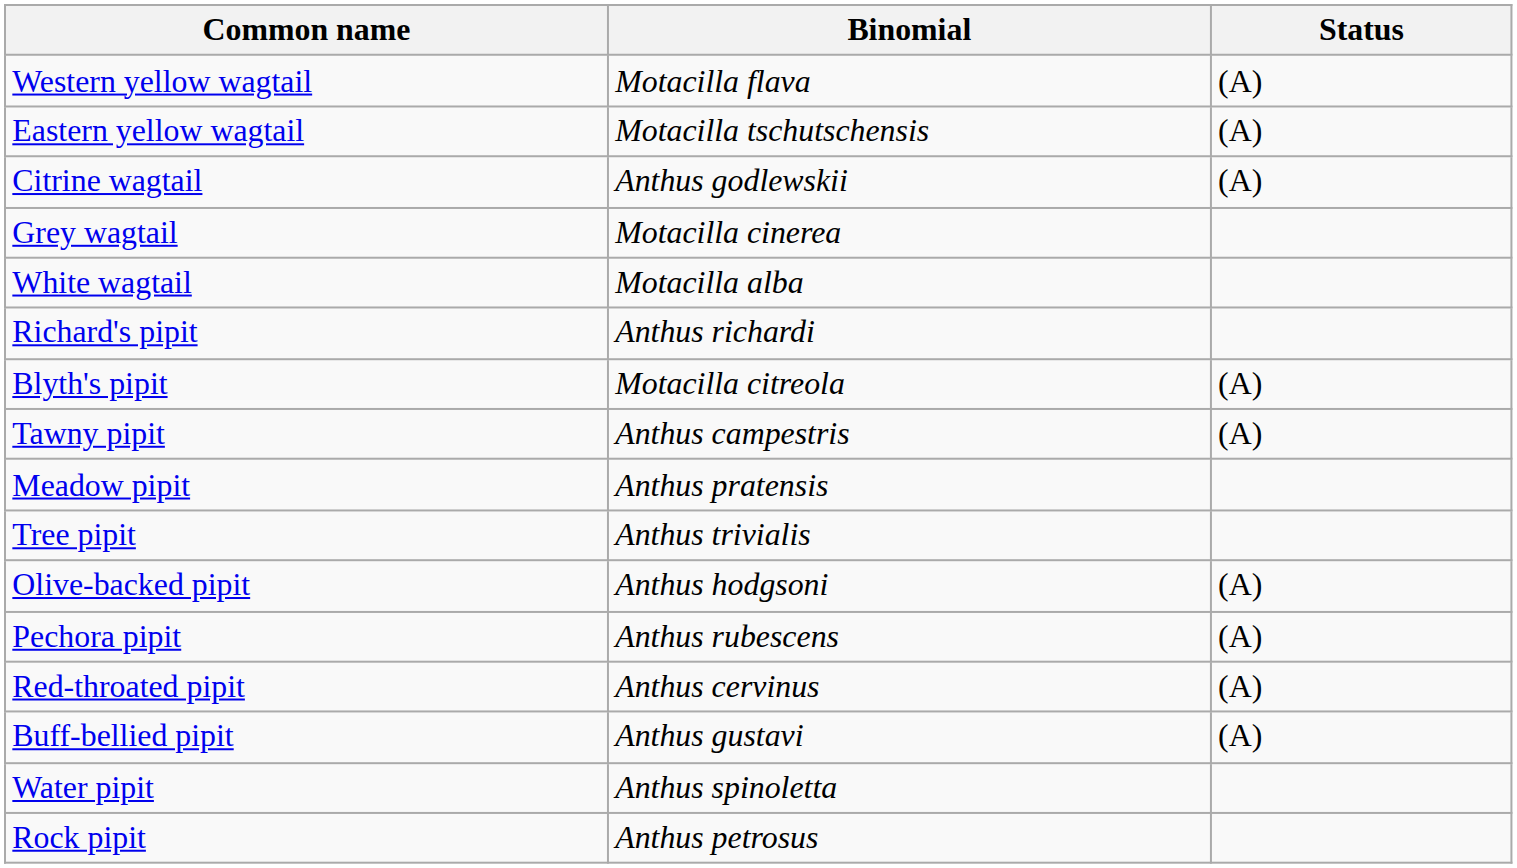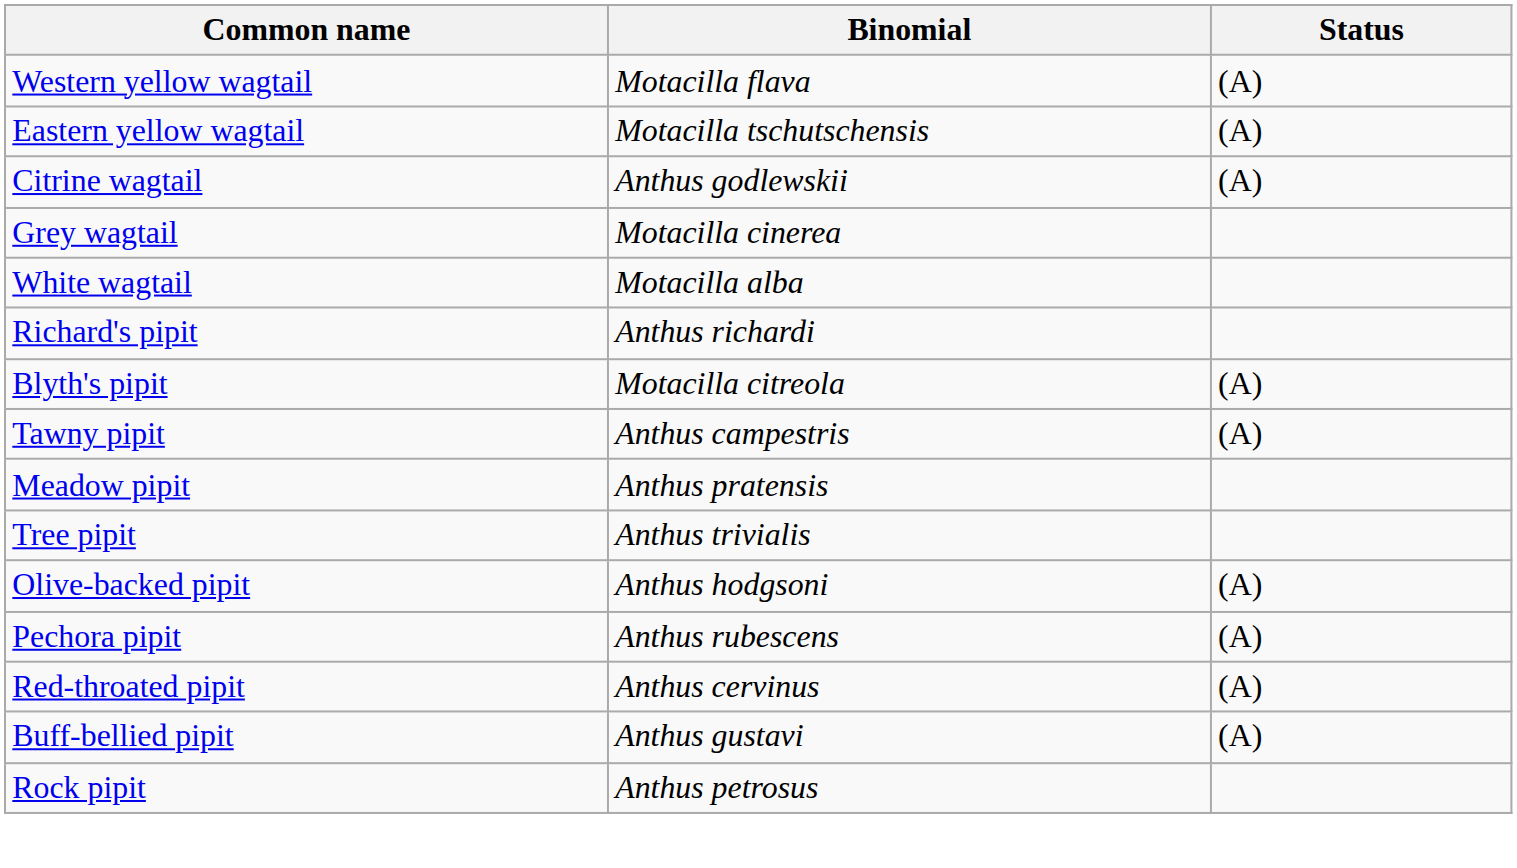- row: (83, 787)
